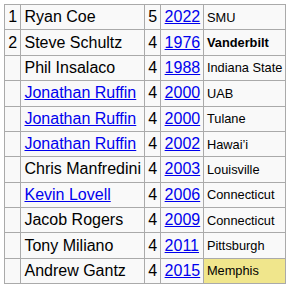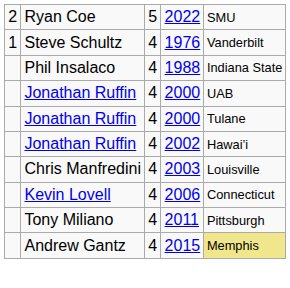(13, 17) 1 -> (13, 17) 2
(13, 42) 2 -> (13, 42) 1
(238, 43) bold -> (235, 43) normal
- row: (74, 220)
